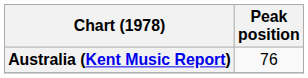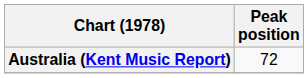(269, 60) 76 -> (269, 60) 72
